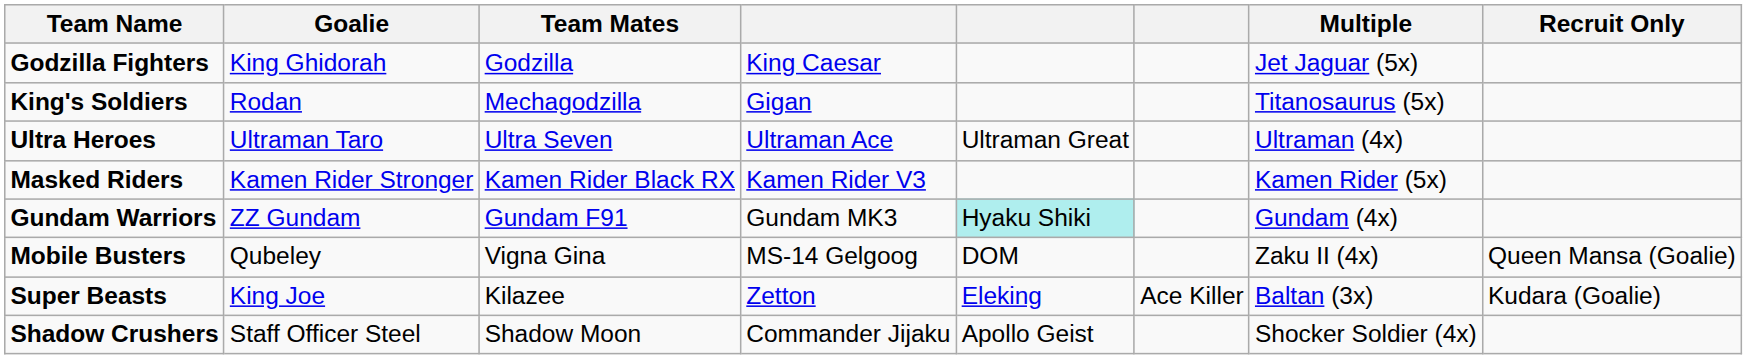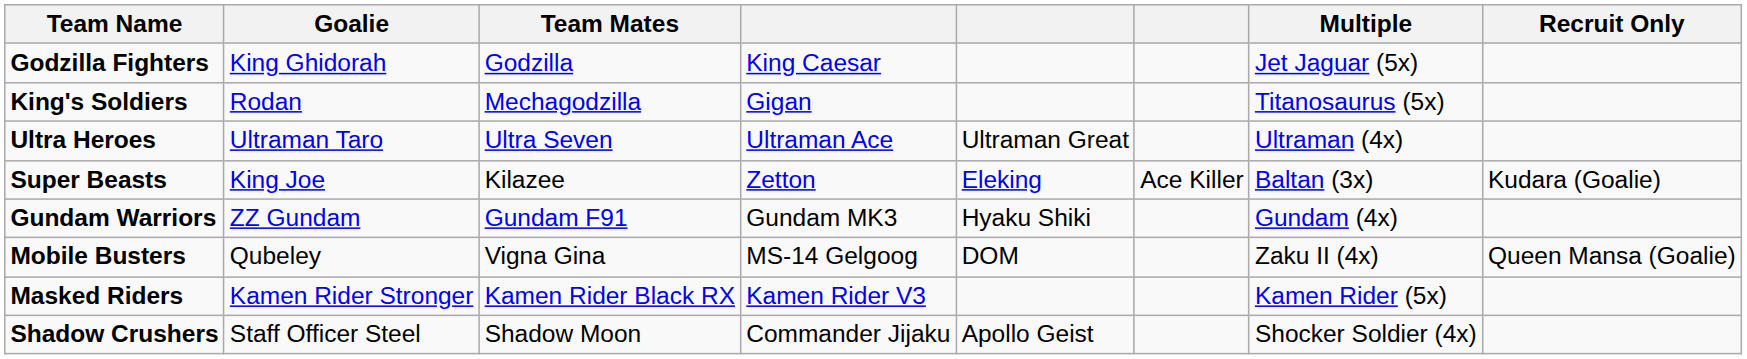rows swapped: (89, 295) <-> (97, 179)
(1026, 218) paleturquoise background -> (1026, 218) no background
